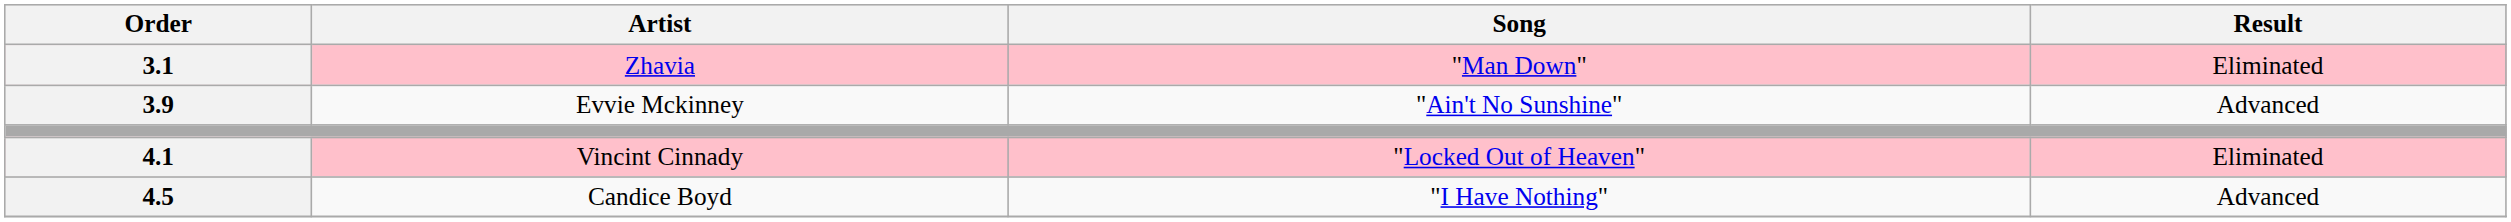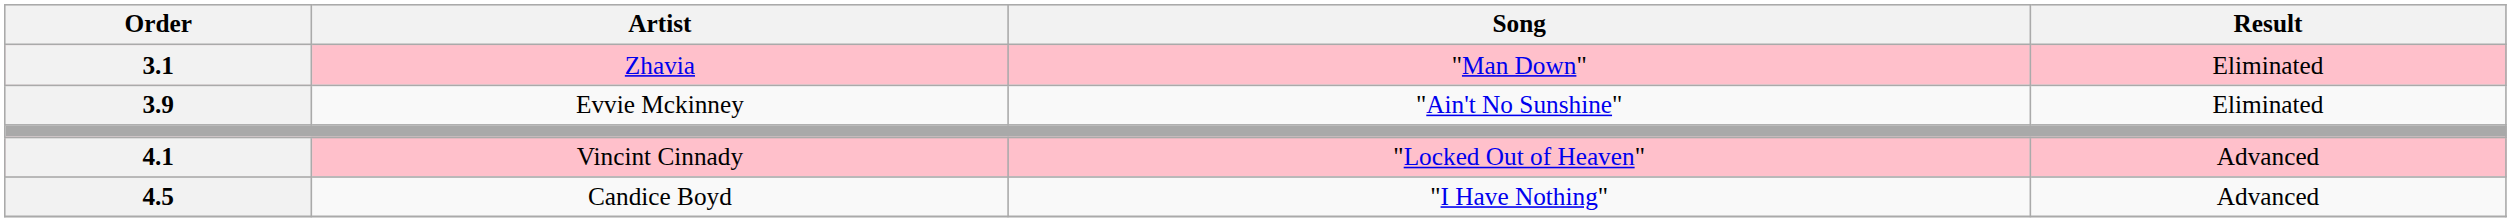(2268, 104) Advanced -> (2268, 104) Eliminated
(2268, 156) Eliminated -> (2268, 156) Advanced
